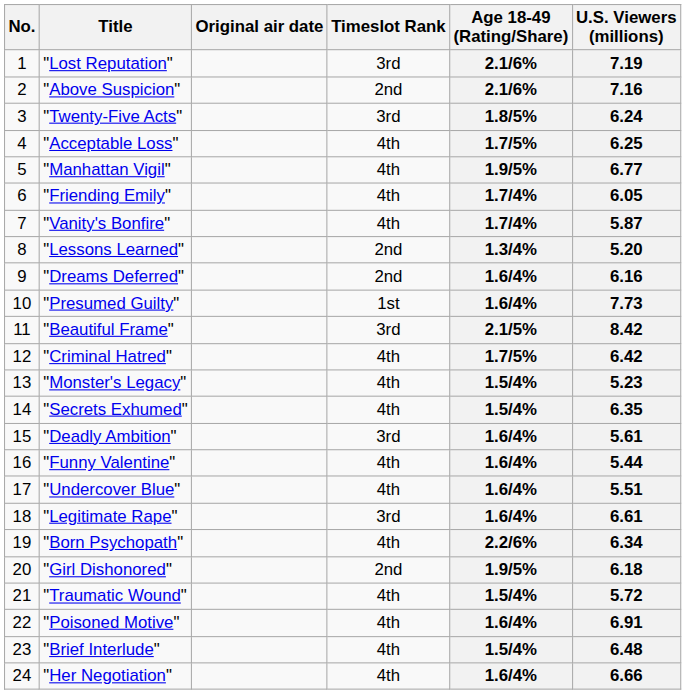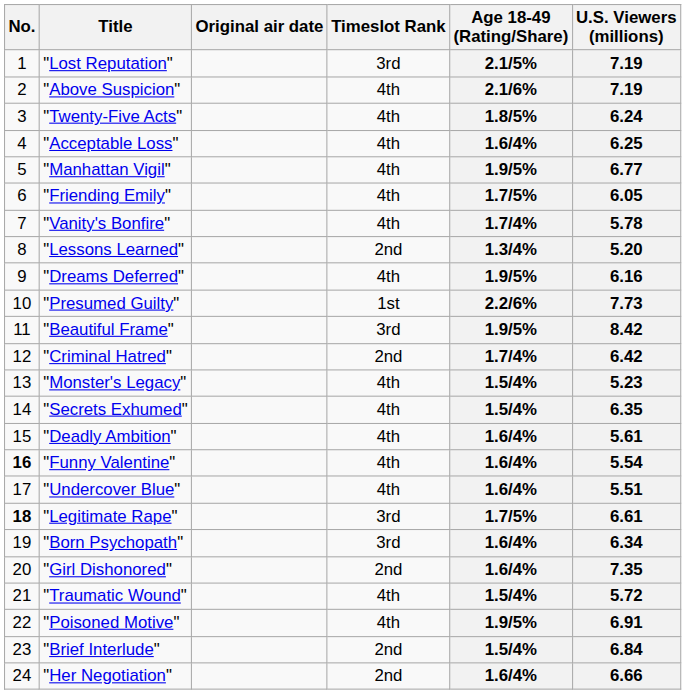(511, 63) 2.1/6% -> (511, 63) 2.1/5%
(388, 90) 2nd -> (388, 90) 4th
(626, 90) 7.16 -> (626, 90) 7.19
(388, 116) 3rd -> (388, 116) 4th
(511, 143) 1.7/5% -> (511, 143) 1.6/4%
(511, 196) 1.7/4% -> (511, 196) 1.7/5%
(626, 223) 5.87 -> (626, 223) 5.78
(388, 276) 2nd -> (388, 276) 4th
(511, 276) 1.6/4% -> (511, 276) 1.9/5%
(511, 303) 1.6/4% -> (511, 303) 2.2/6%
(511, 329) 2.1/5% -> (511, 329) 1.9/5%
(388, 356) 4th -> (388, 356) 2nd
(511, 356) 1.7/5% -> (511, 356) 1.7/4%
(388, 436) 3rd -> (388, 436) 4th
(22, 463) normal -> (22, 463) bold
(626, 463) 5.44 -> (626, 463) 5.54
(22, 516) normal -> (22, 516) bold
(511, 516) 1.6/4% -> (511, 516) 1.7/5%
(388, 542) 4th -> (388, 542) 3rd
(511, 542) 2.2/6% -> (511, 542) 1.6/4%
(511, 569) 1.9/5% -> (511, 569) 1.6/4%
(626, 569) 6.18 -> (626, 569) 7.35
(511, 622) 1.6/4% -> (511, 622) 1.9/5%
(388, 649) 4th -> (388, 649) 2nd
(626, 649) 6.48 -> (626, 649) 6.84
(388, 676) 4th -> (388, 676) 2nd
